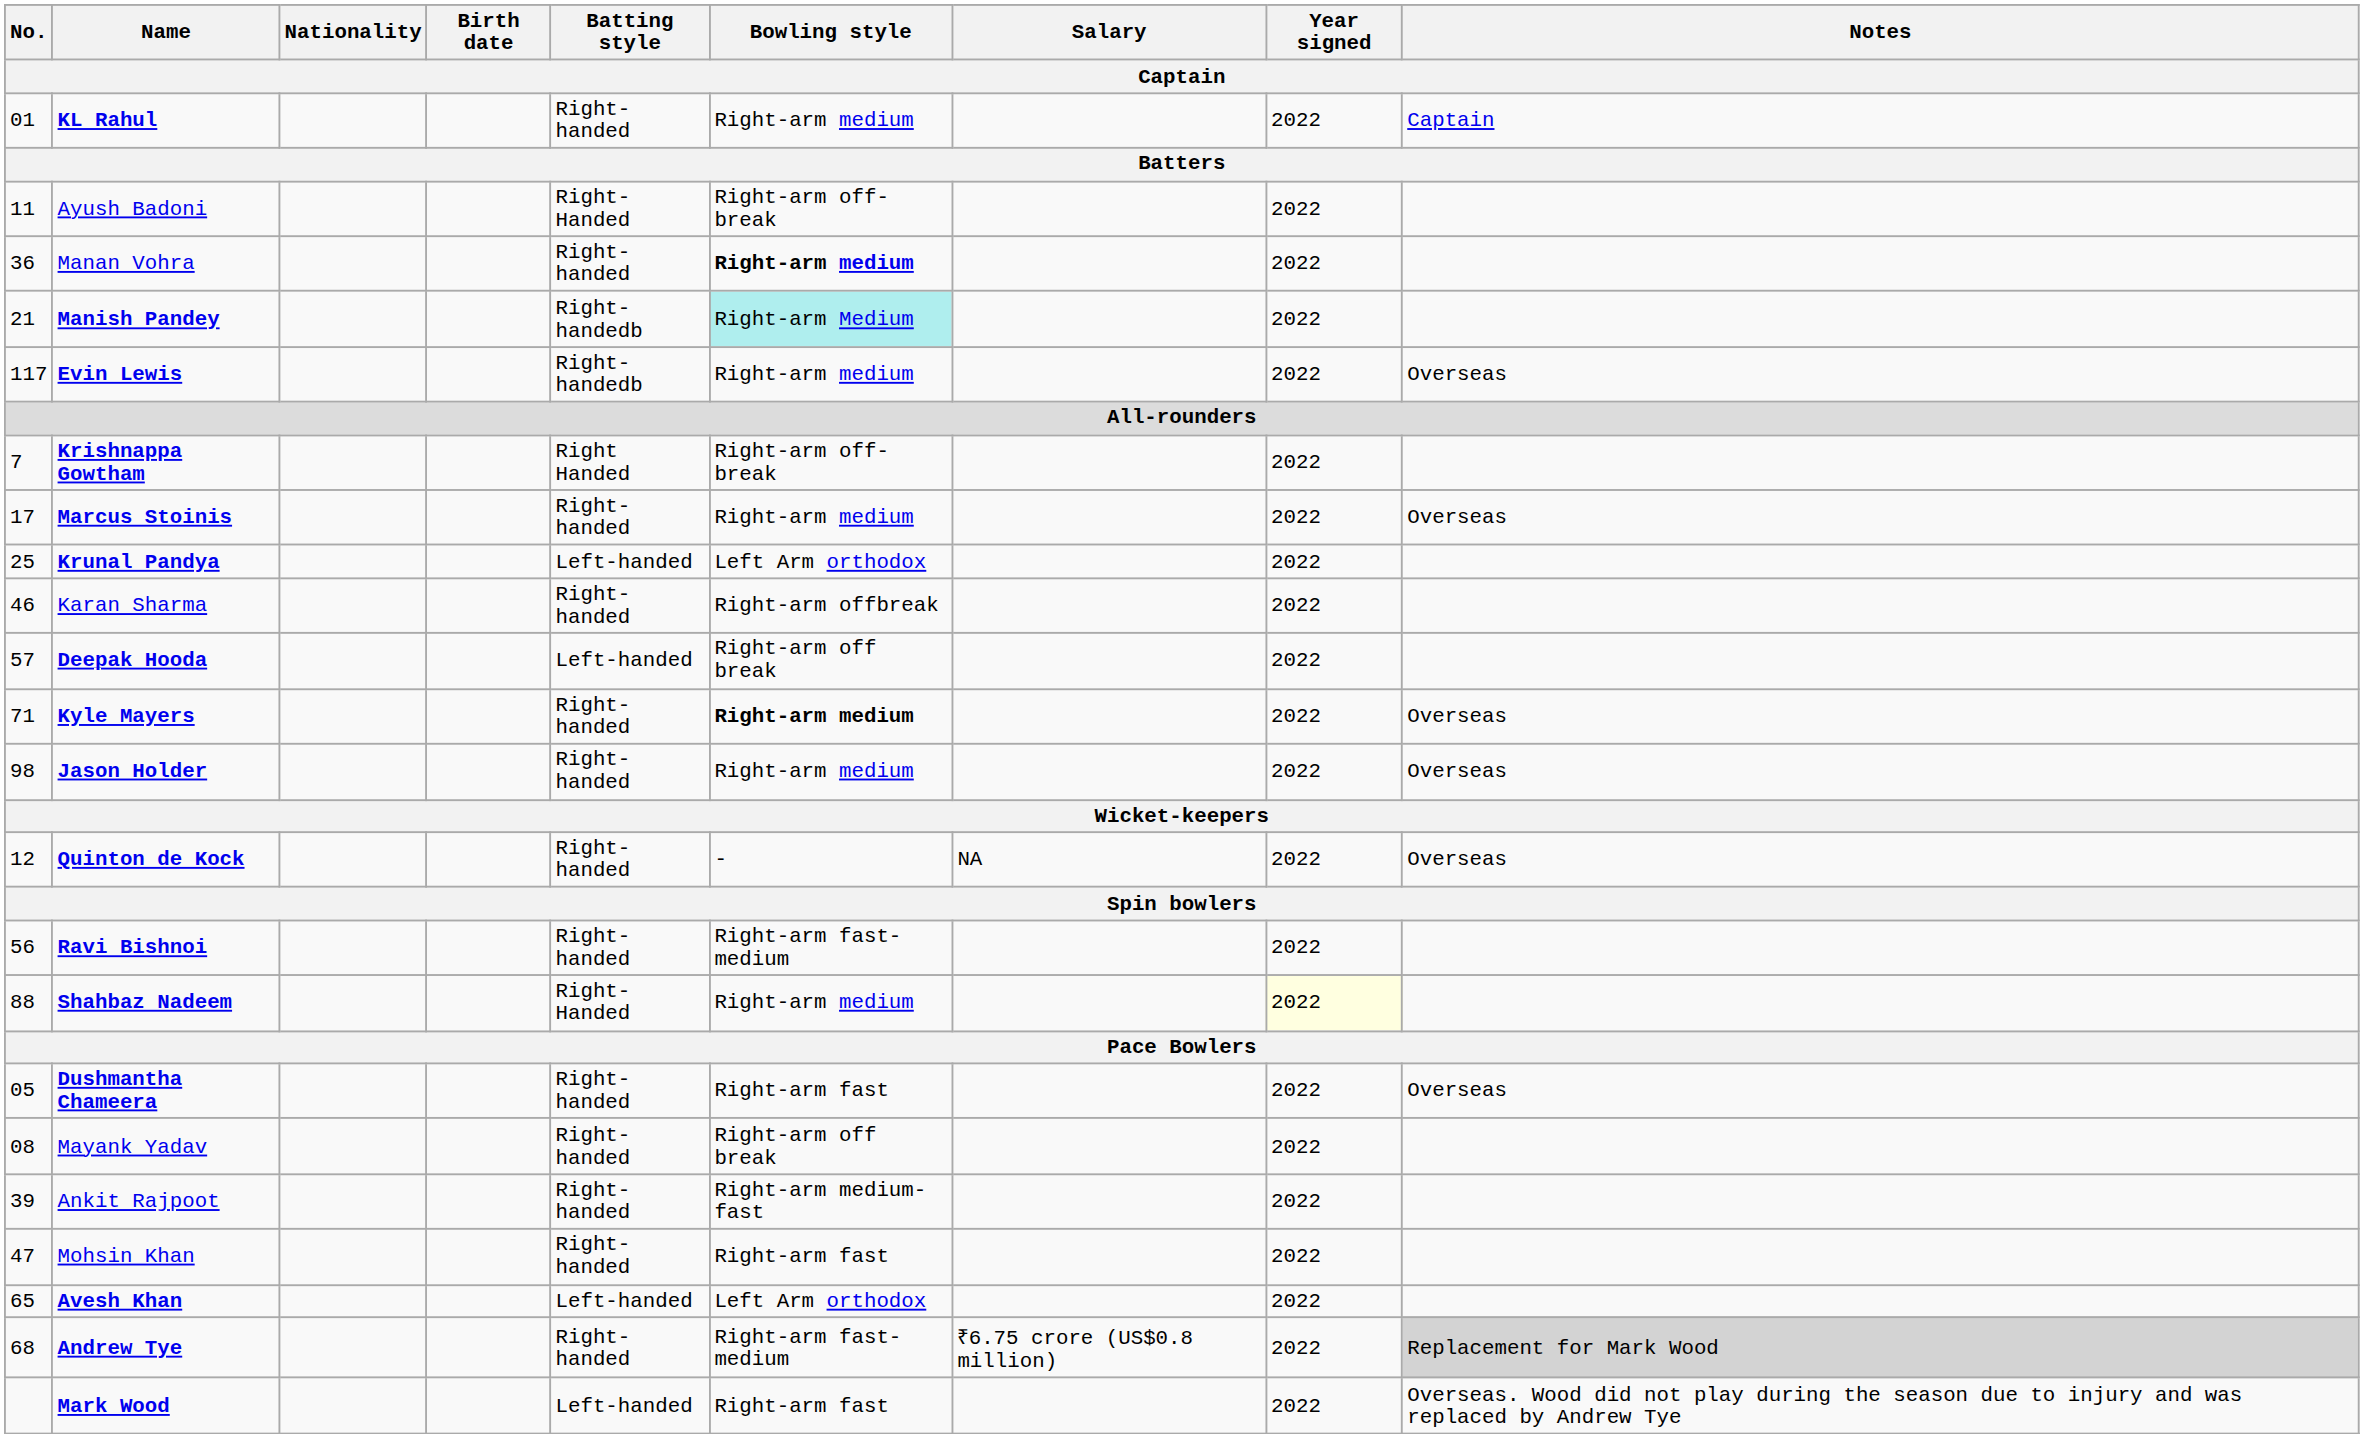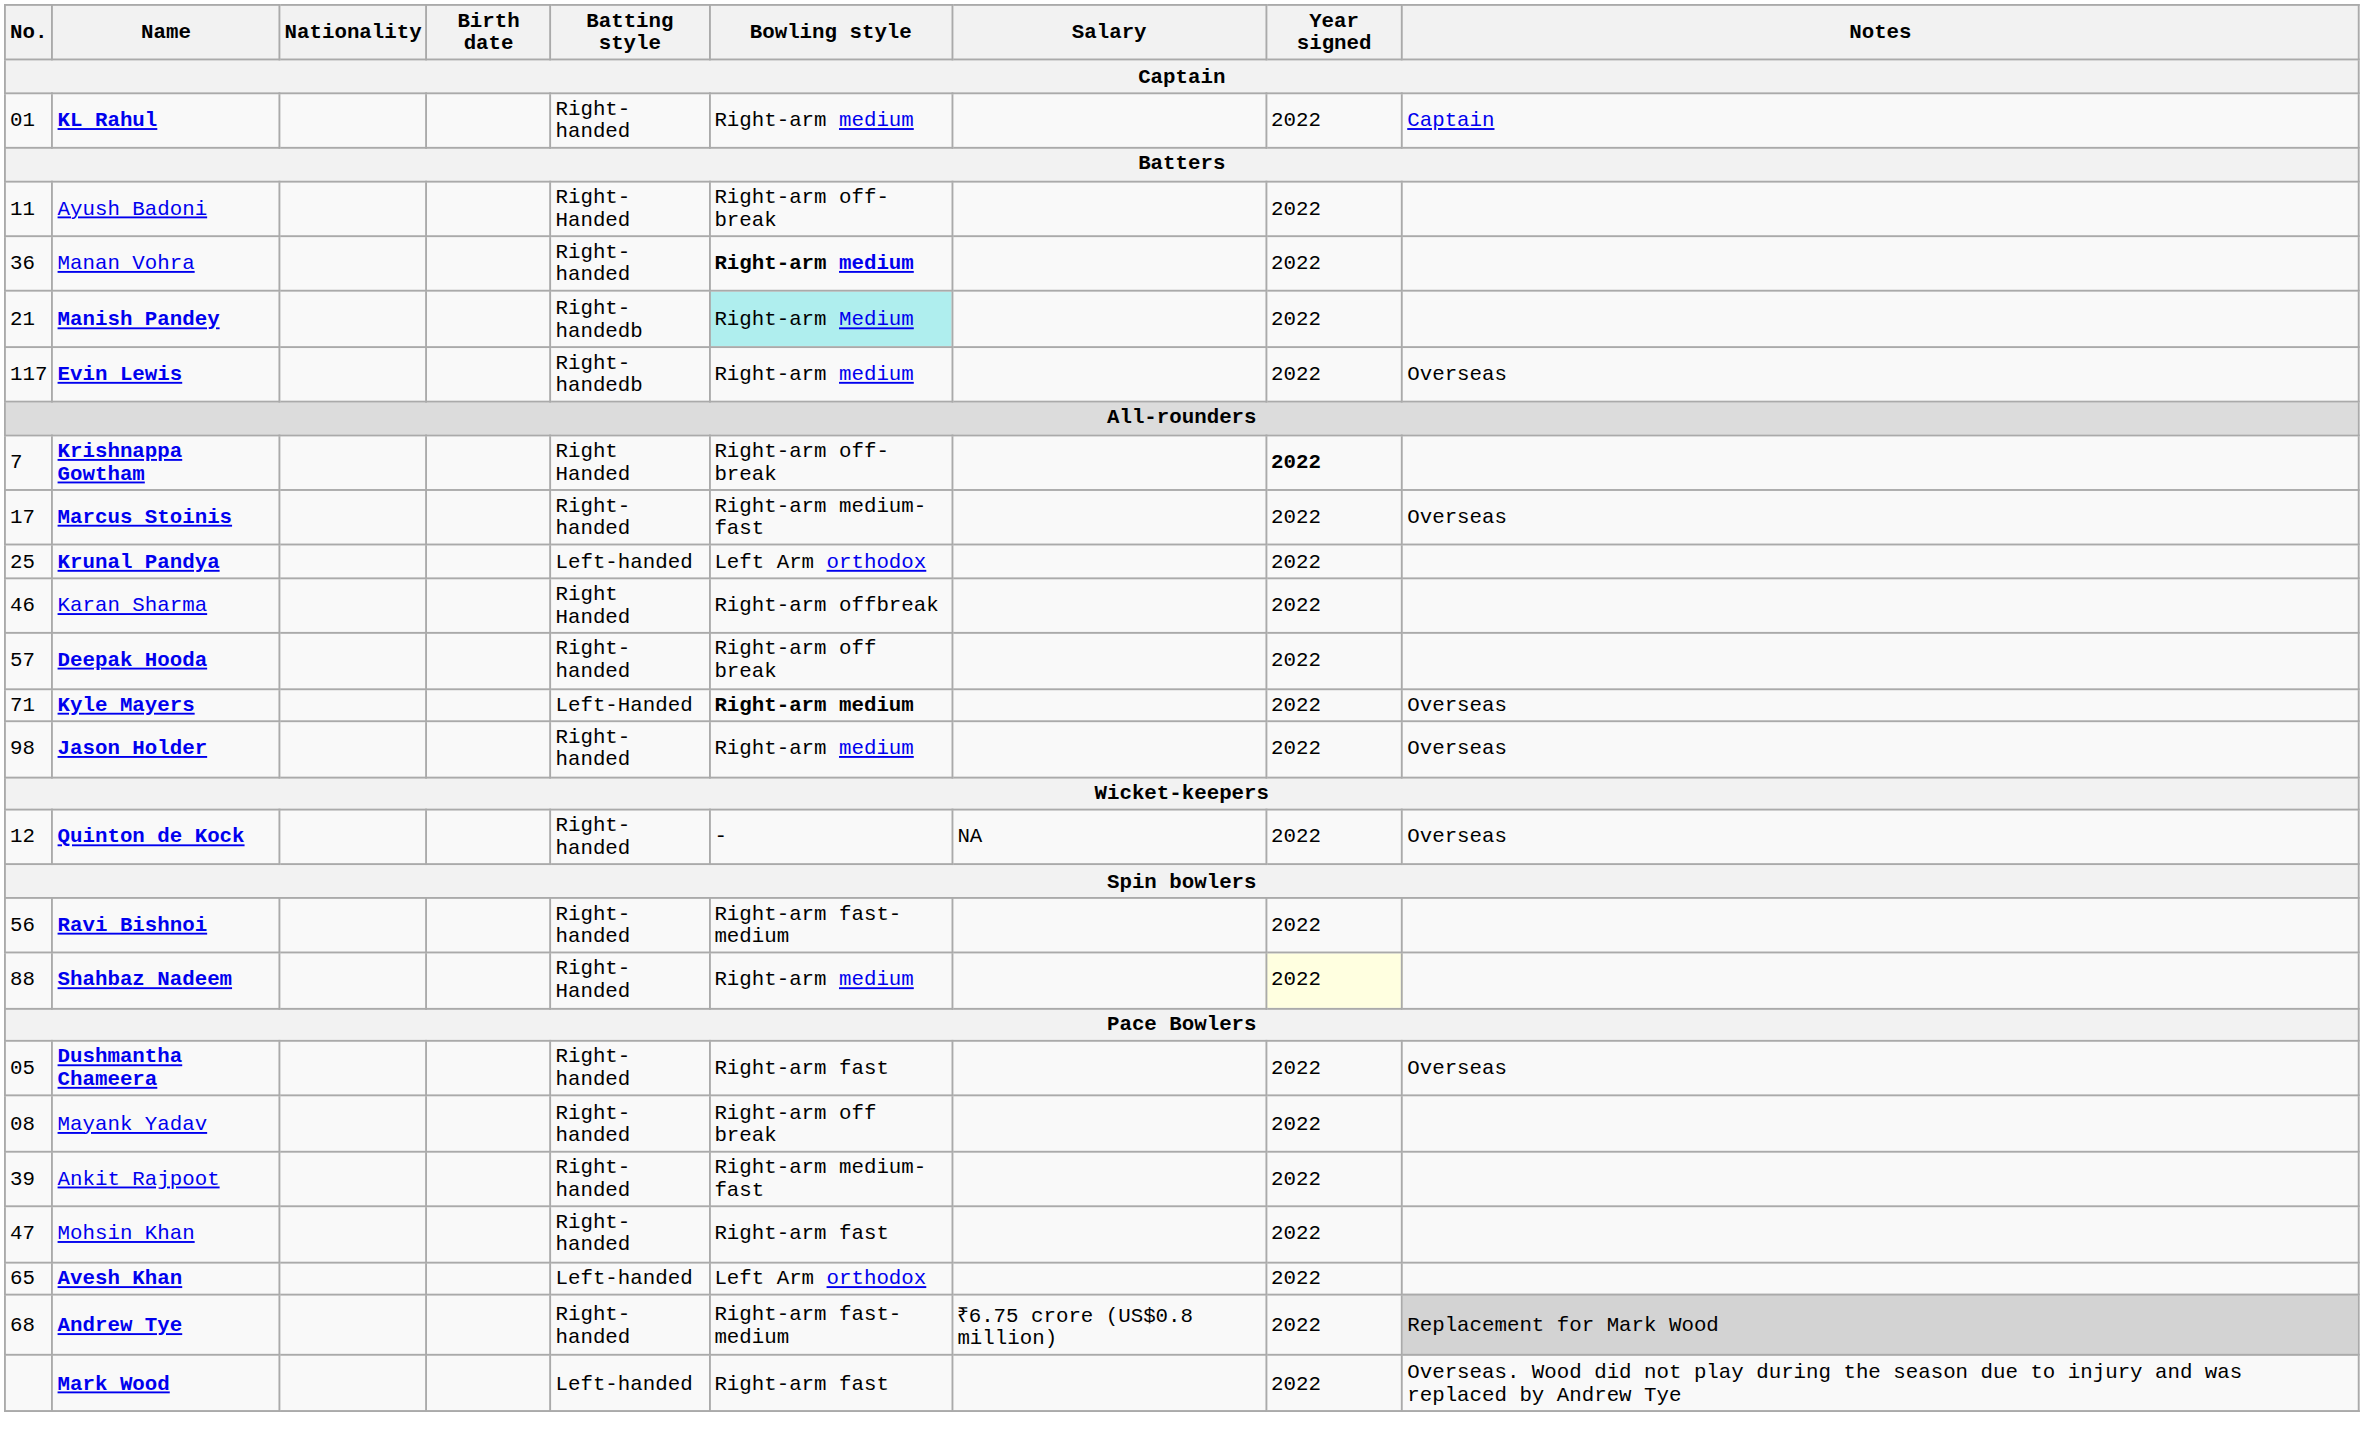(1296, 463) normal -> (1296, 463) bold
(814, 518) Right-arm medium -> (820, 518) Right-arm medium-fast
(593, 606) Right-handed -> (593, 606) Right Handed
(624, 661) Left-handed -> (593, 661) Right-handed
(593, 716) Right-handed -> (624, 705) Left-Handed
